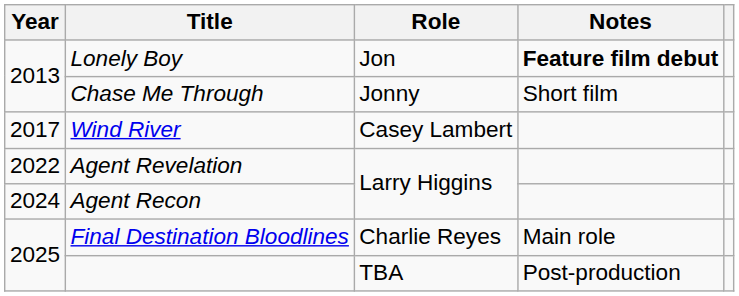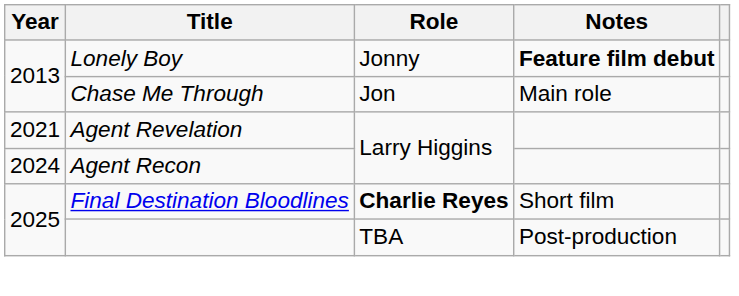(377, 58) Jon -> (389, 58) Jonny
(389, 93) Jonny -> (377, 93) Jon
(570, 93) Short film -> (565, 93) Main role
- row: (126, 129)
(35, 165) 2022 -> (35, 129) 2021
(430, 237) normal -> (434, 201) bold
(569, 237) Main role -> (567, 201) Short film
